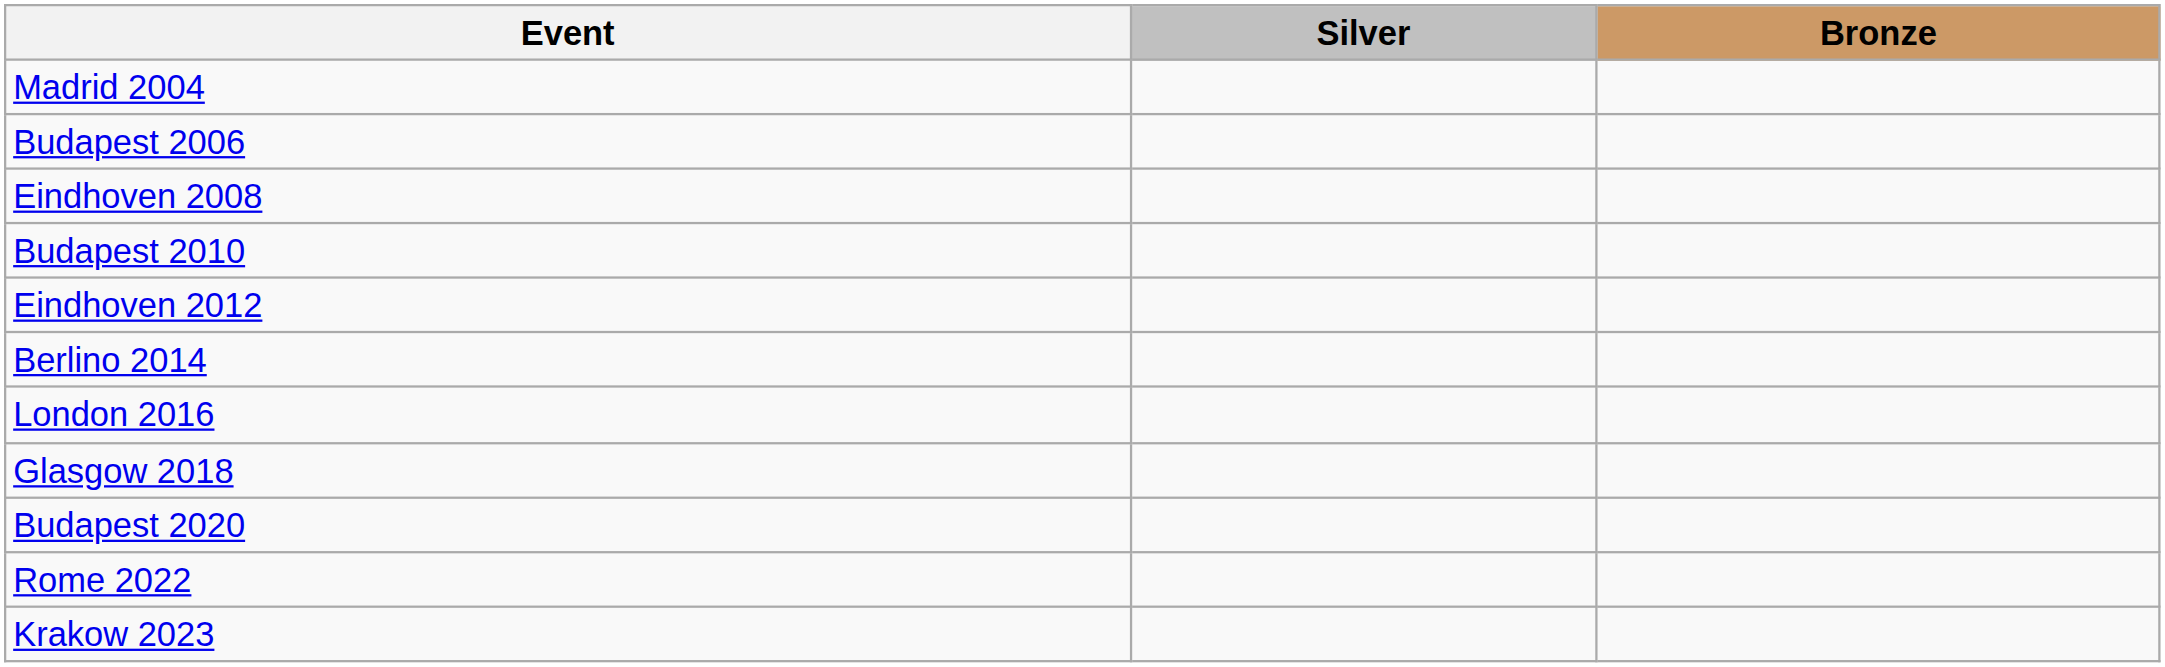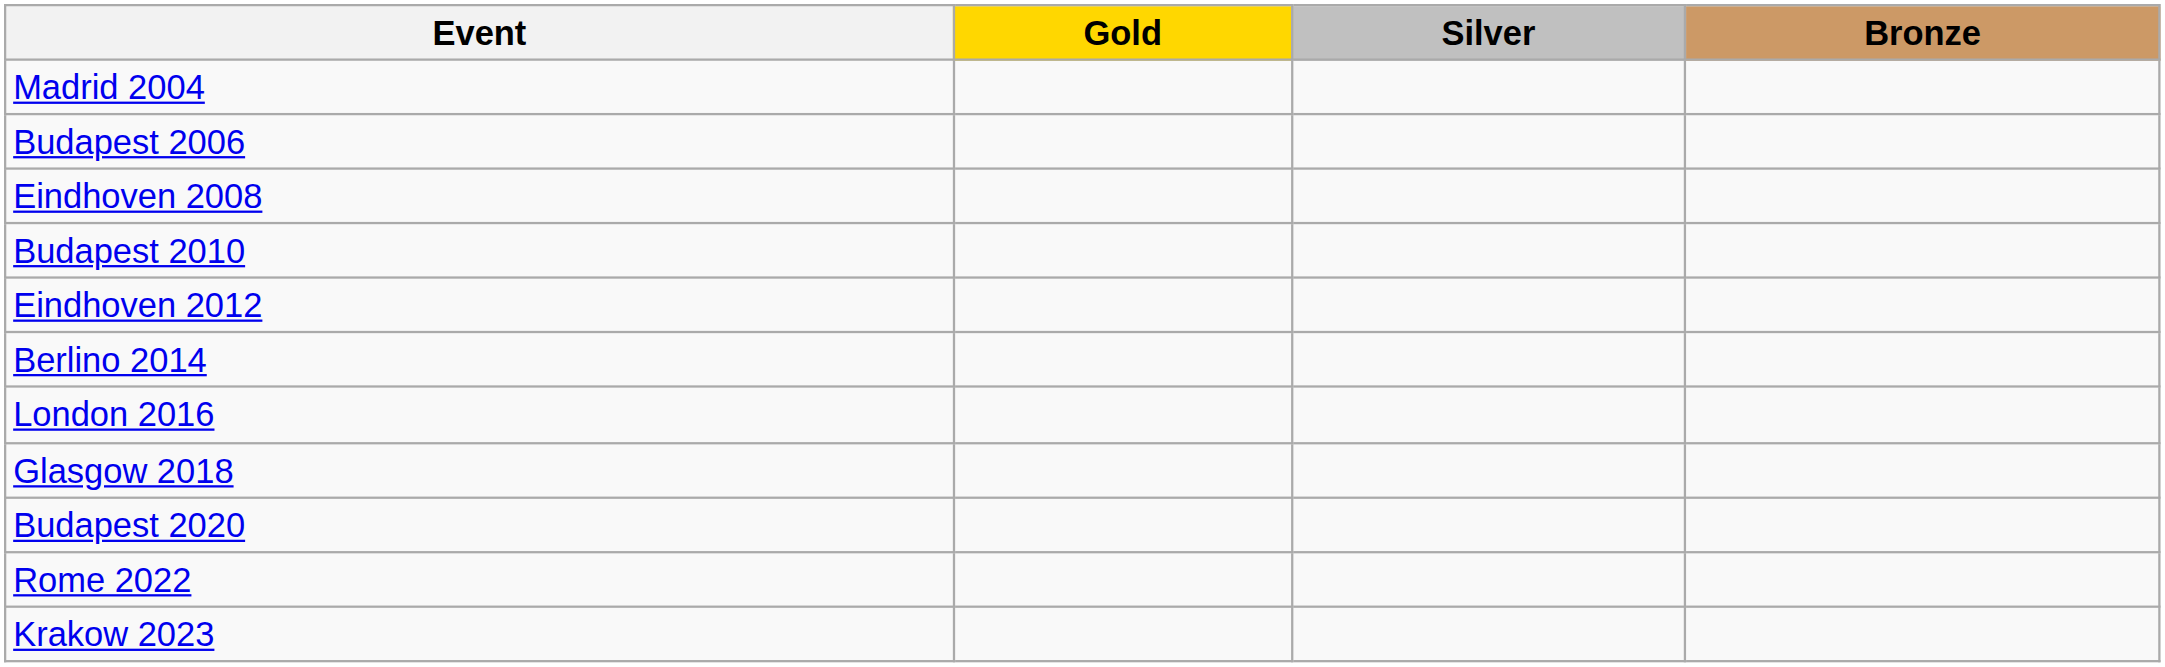+ column: (1123, 33)
